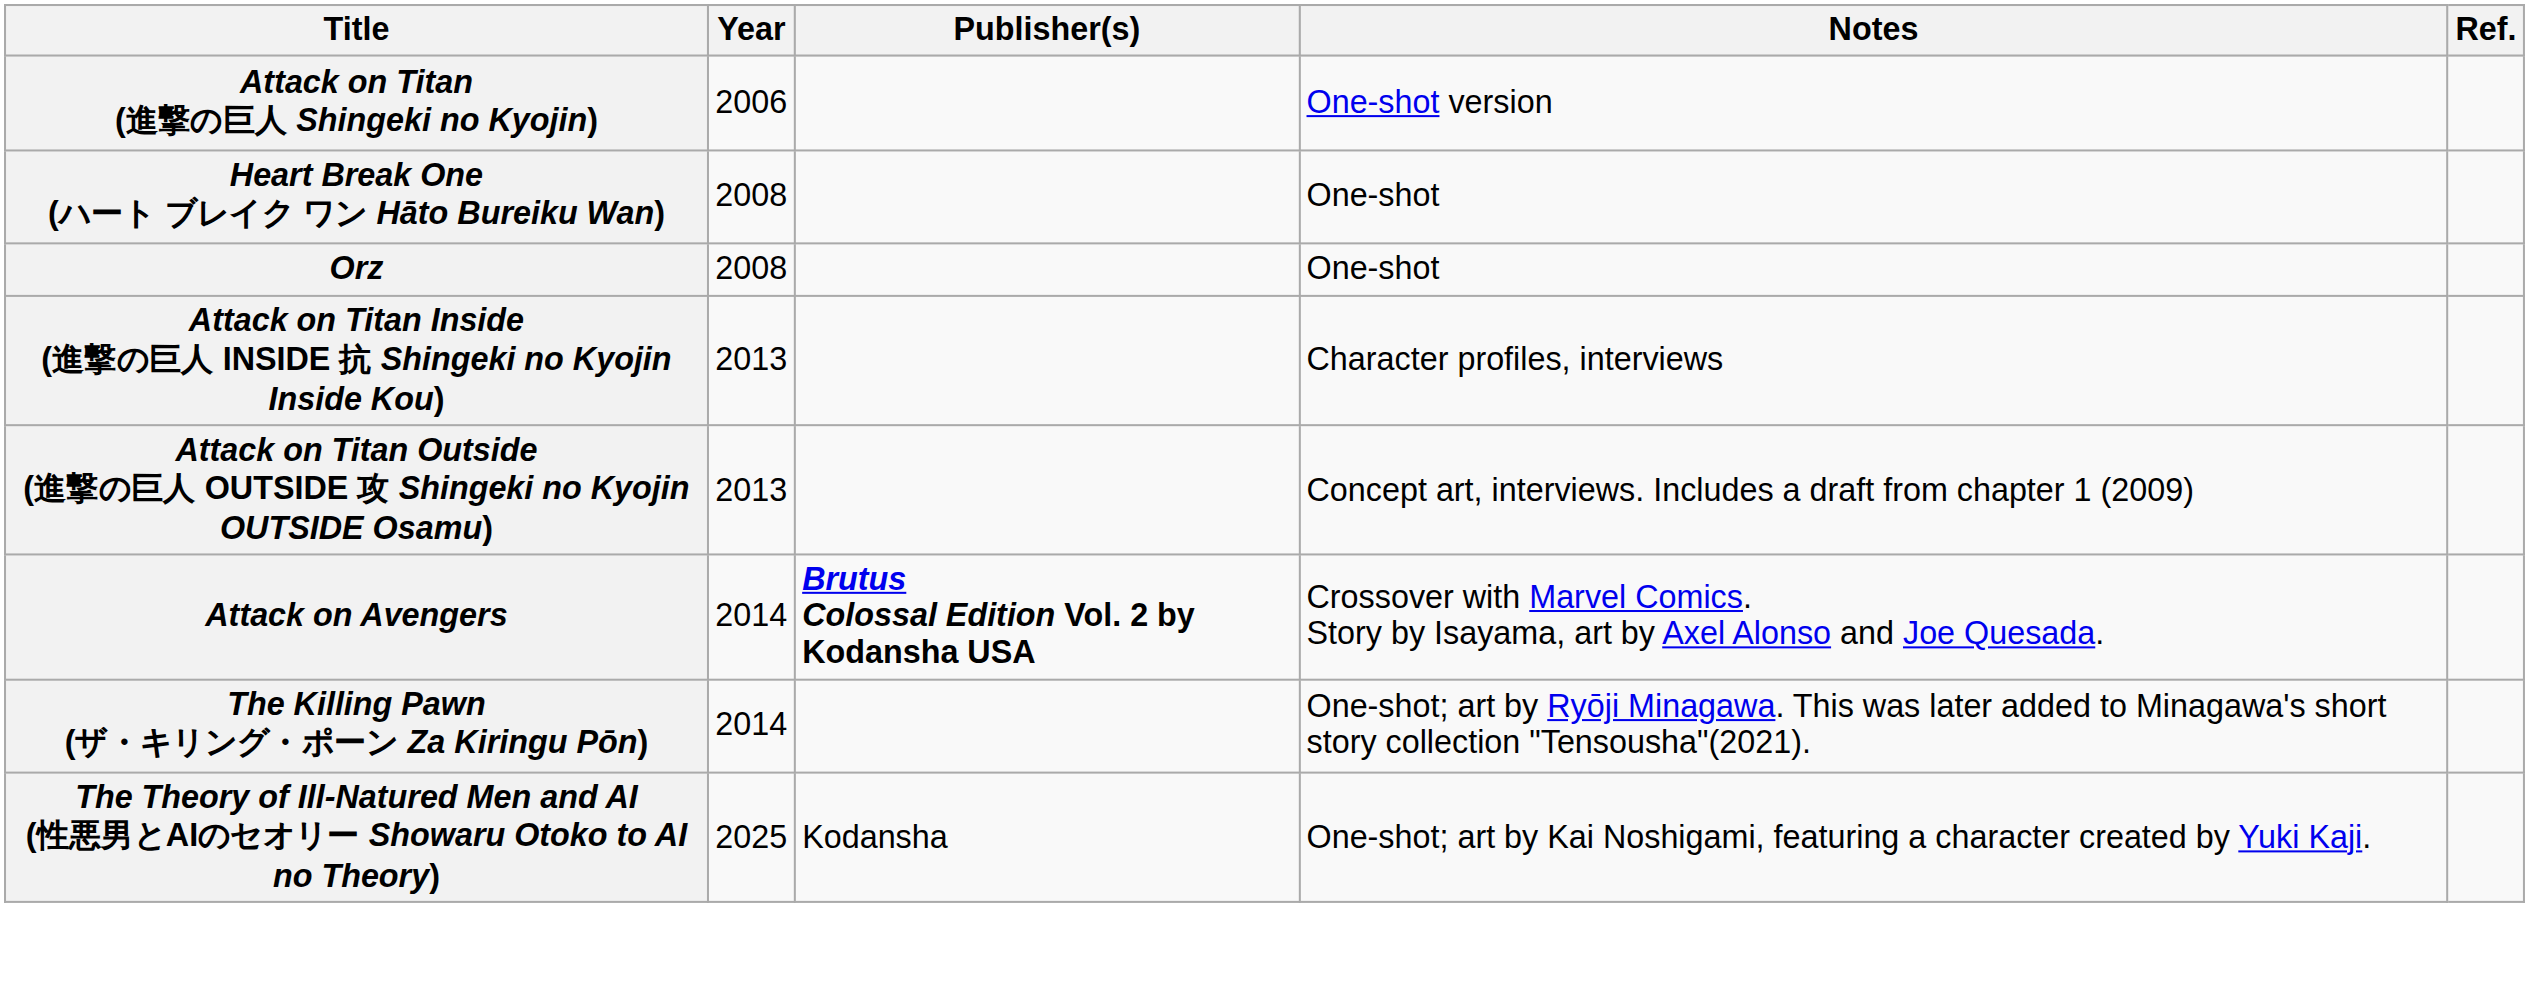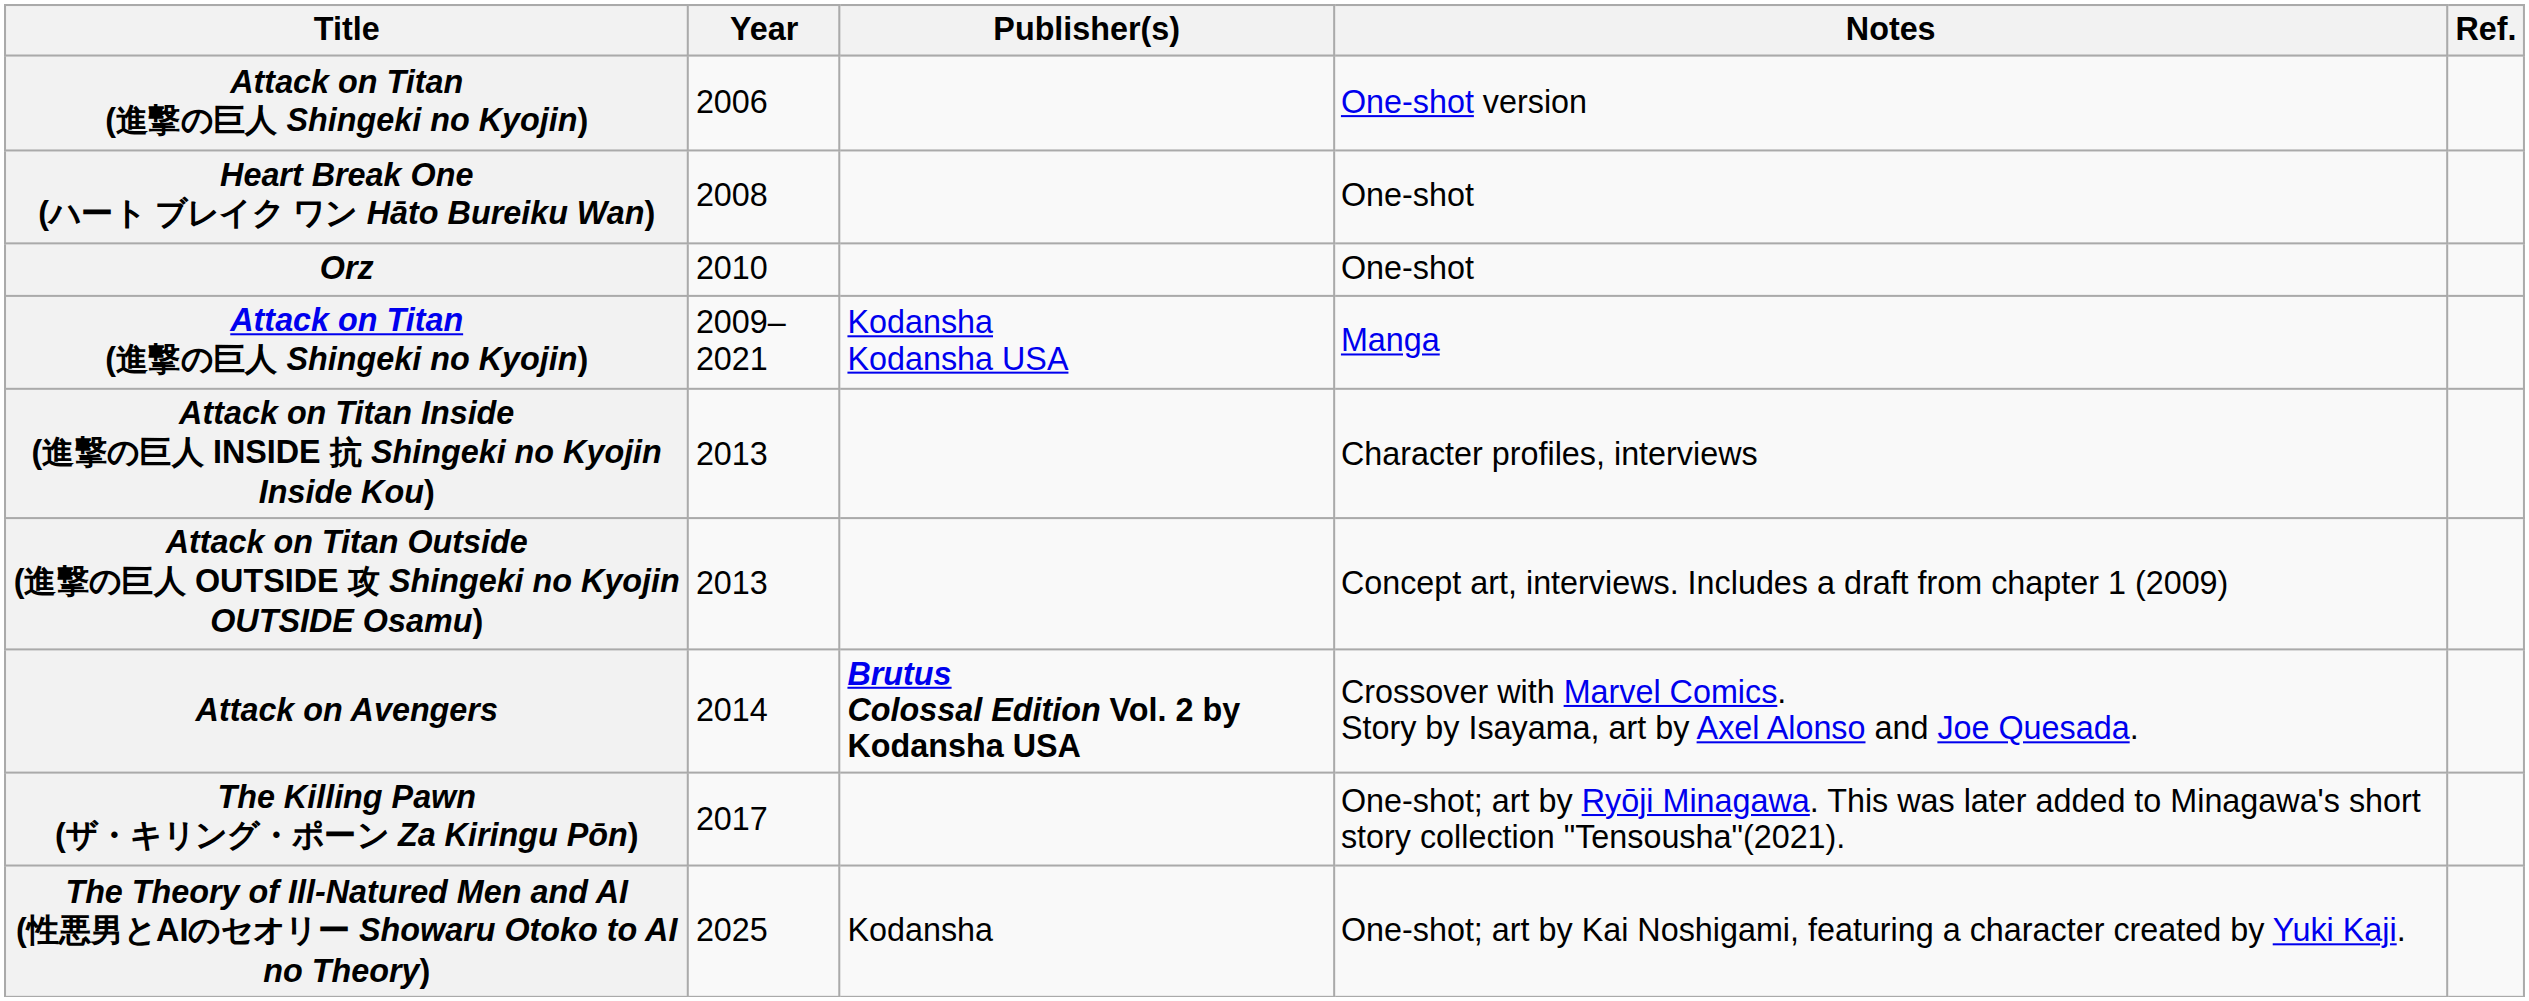(751, 268) 2008 -> (732, 268) 2010
+ row: (347, 339)
(751, 725) 2014 -> (732, 818) 2017
